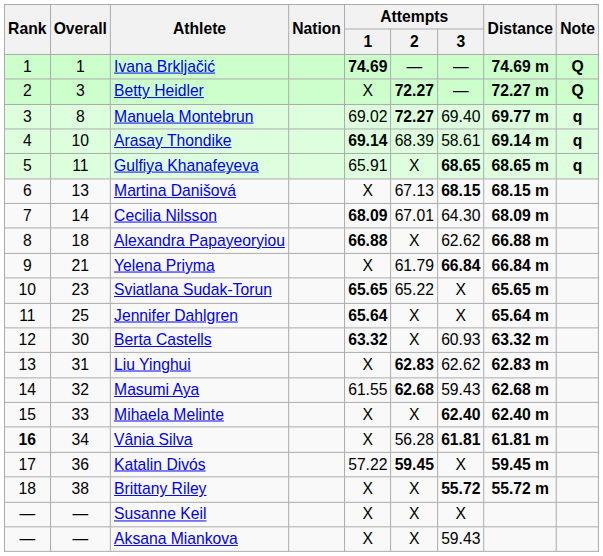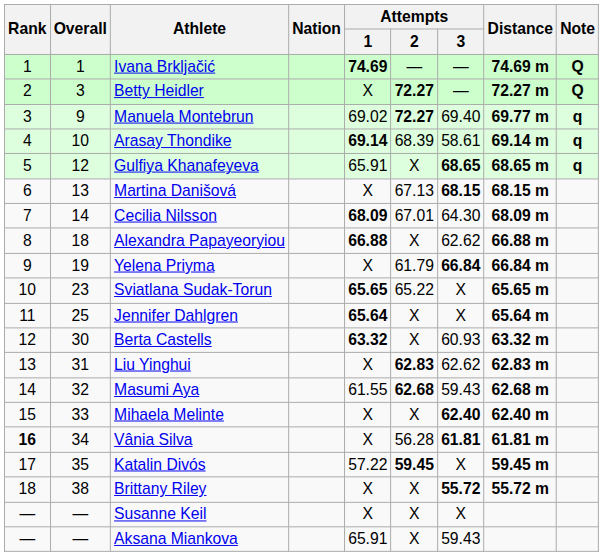(80, 116) 8 -> (80, 116) 9
(80, 166) 11 -> (80, 166) 12
(80, 265) 21 -> (80, 265) 19
(80, 464) 36 -> (80, 464) 35
(368, 539) X -> (368, 539) 65.91
